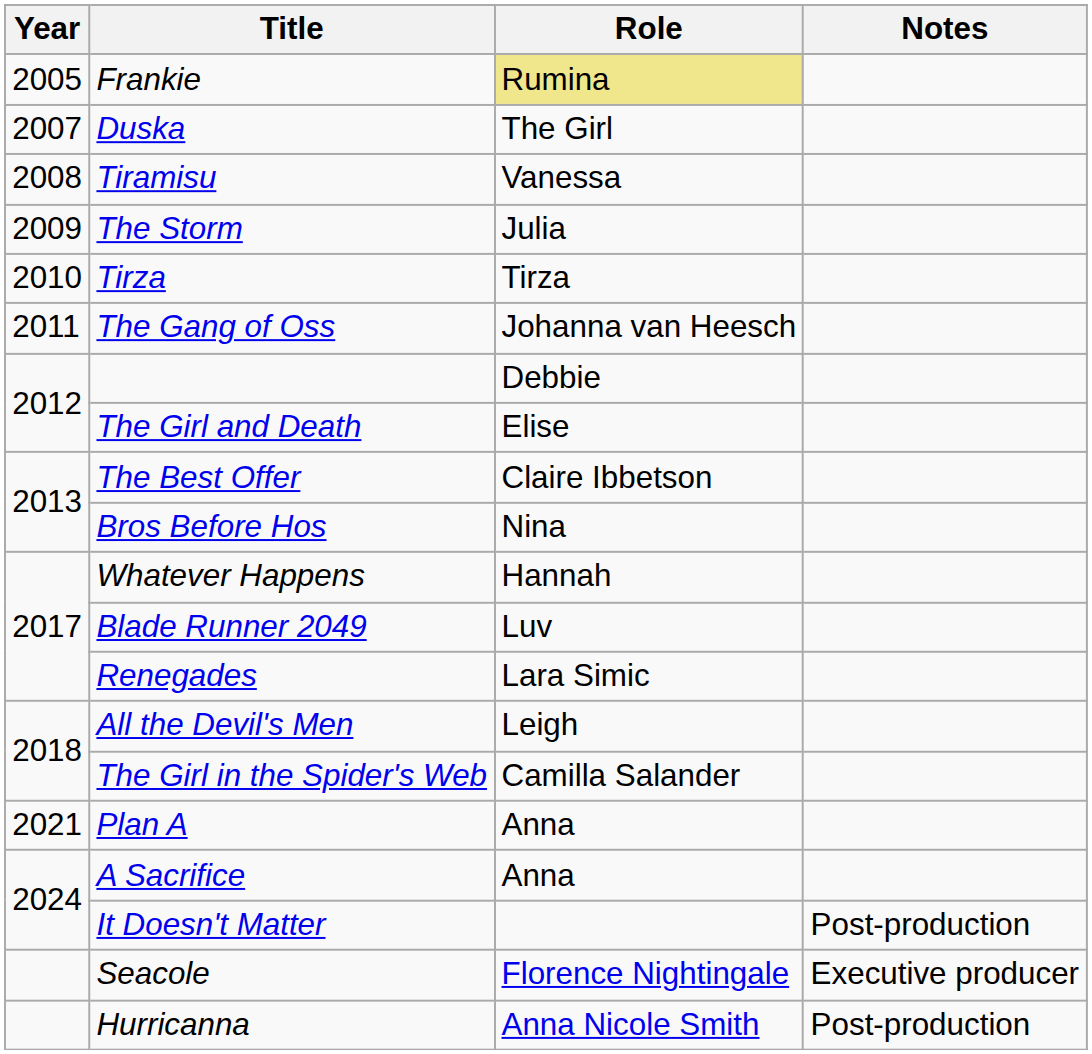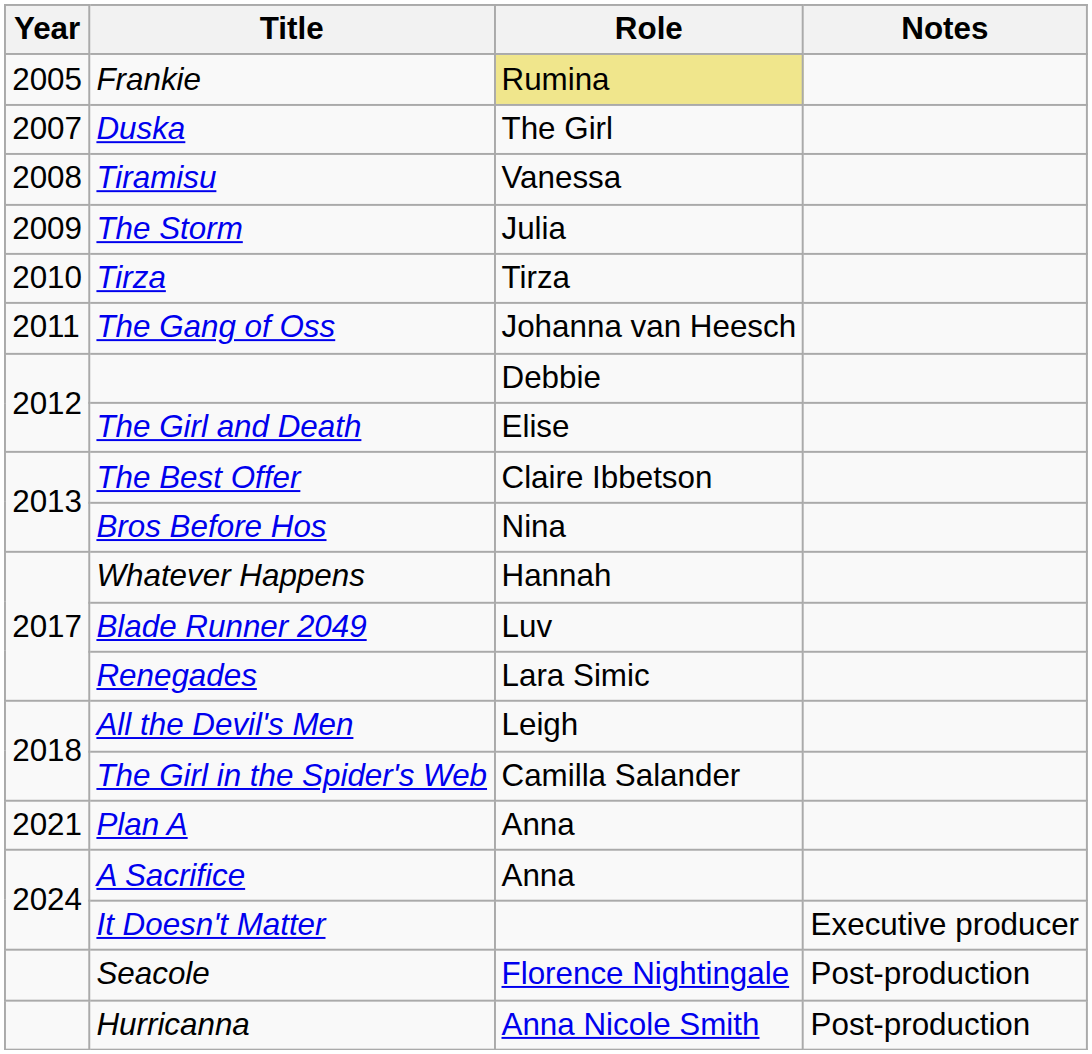(920, 924) Post-production -> (945, 924) Executive producer
(945, 974) Executive producer -> (920, 974) Post-production
